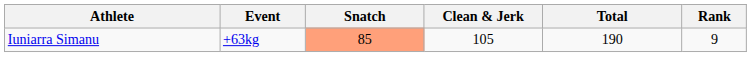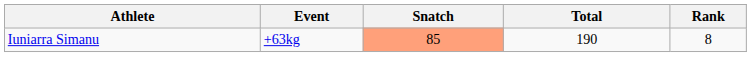- column: (483, 16)
(714, 39) 9 -> (708, 39) 8
